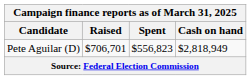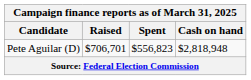(203, 48) $2,818,949 -> (203, 48) $2,818,948
